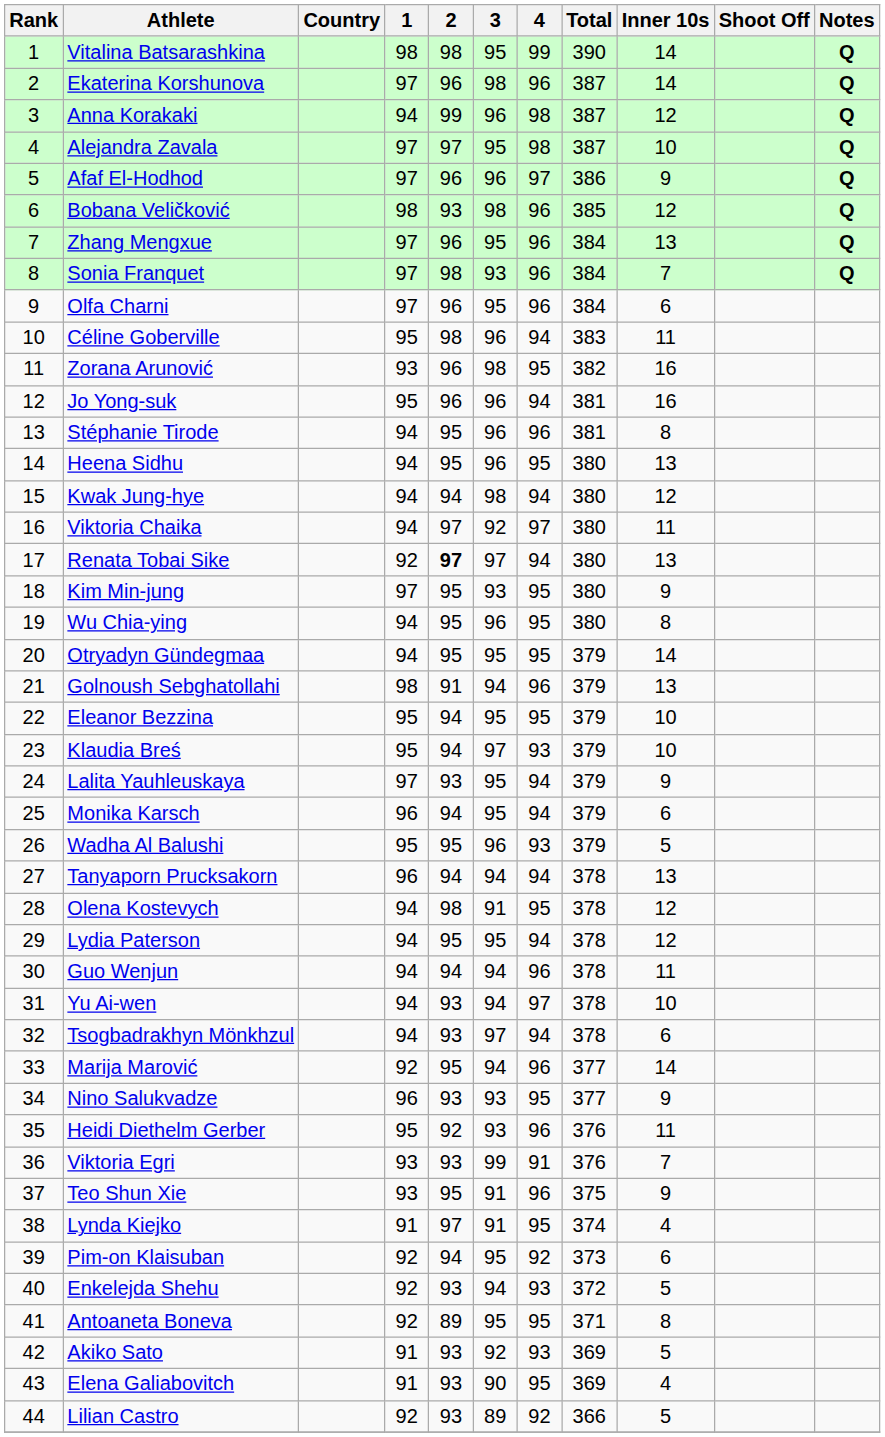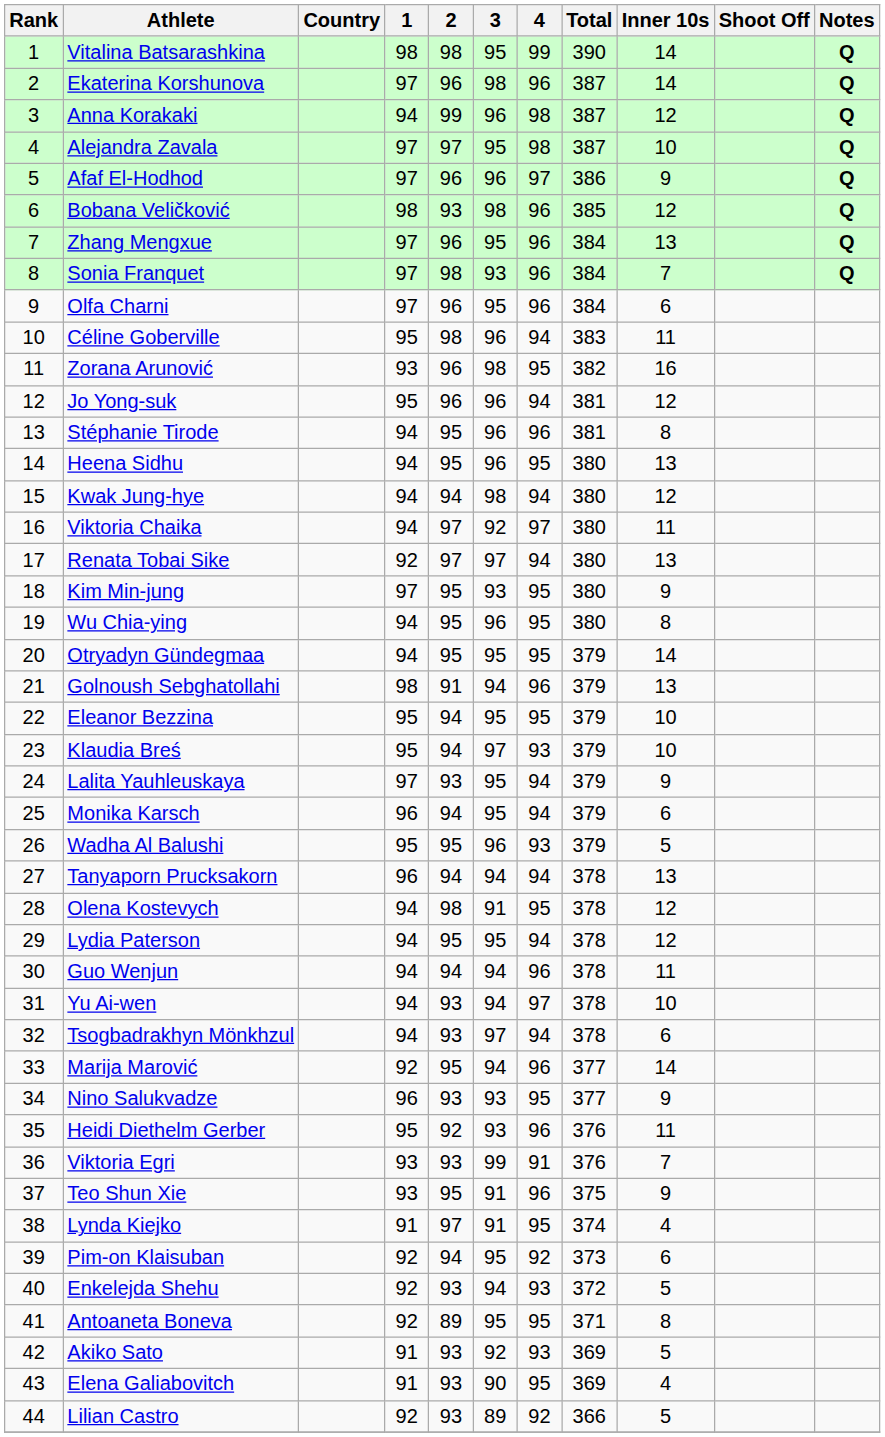(666, 400) 16 -> (666, 400) 12
(451, 559) bold -> (451, 559) normal
